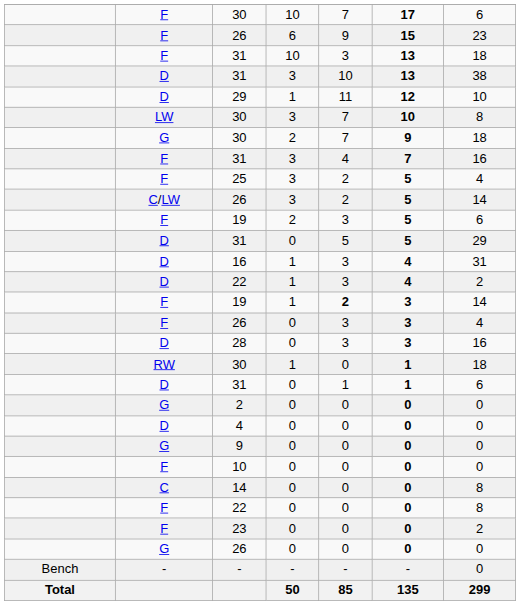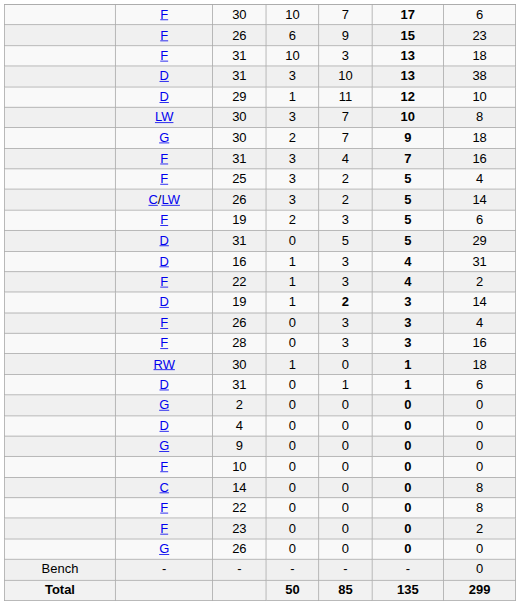(164, 281) D -> (164, 281) F
(164, 302) F -> (164, 302) D
(164, 343) D -> (164, 343) F
